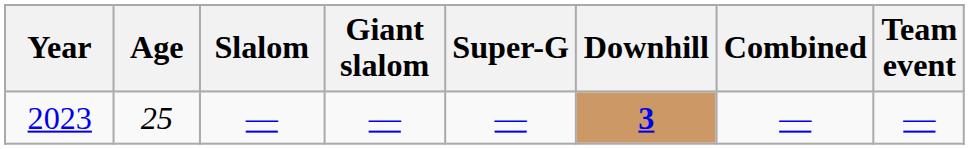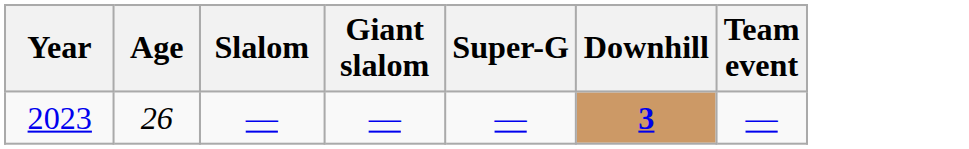- column: (795, 48)
(157, 117) 25 -> (157, 117) 26
